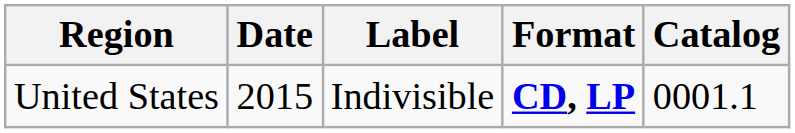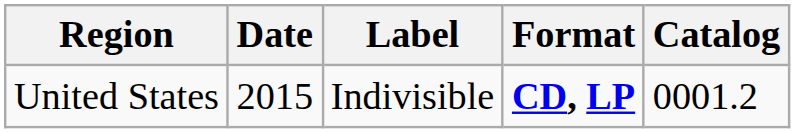(705, 95) 0001.1 -> (705, 95) 0001.2
